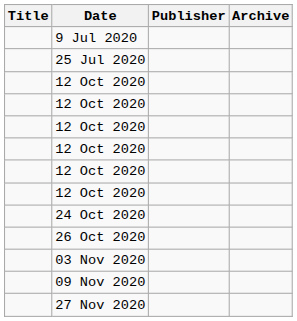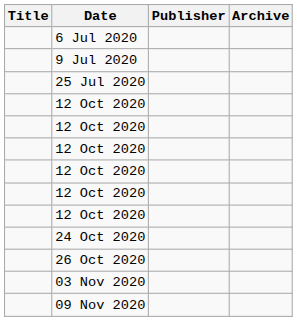+ row: (28, 38)
- row: (28, 305)
